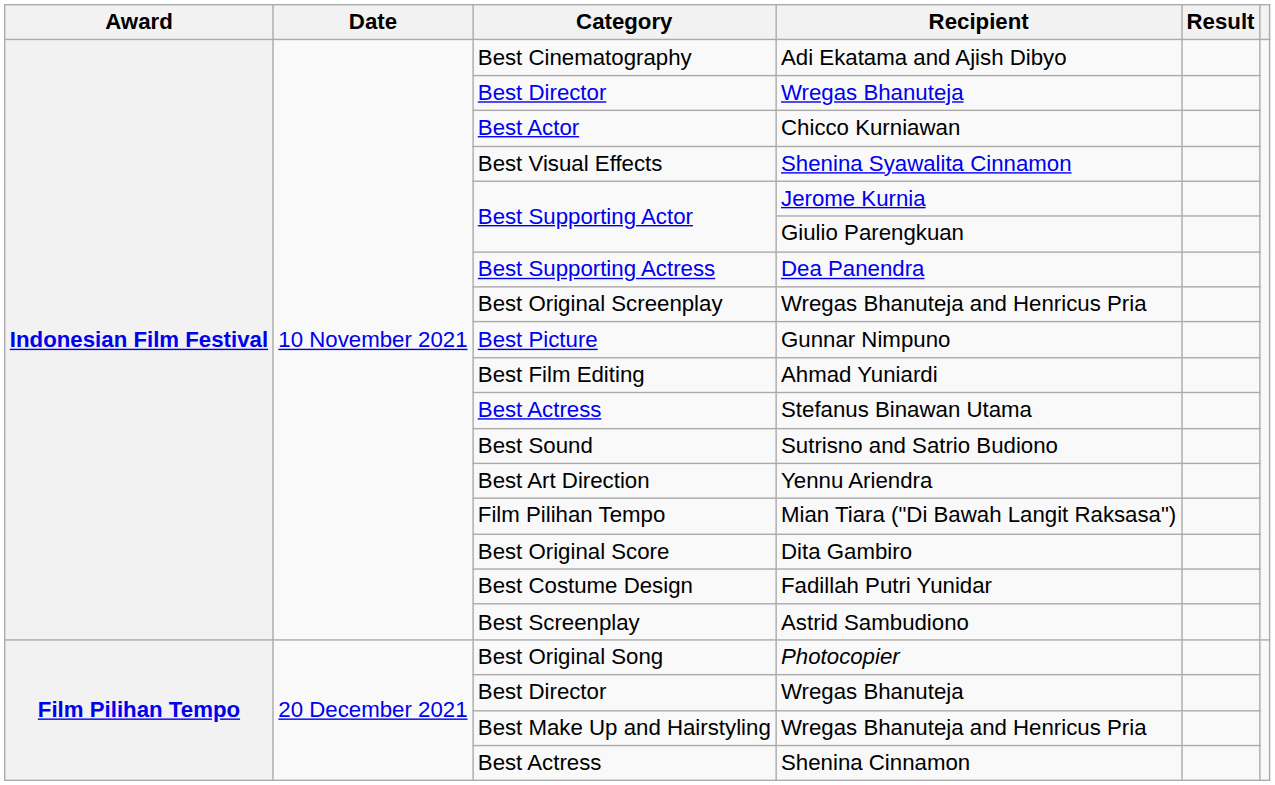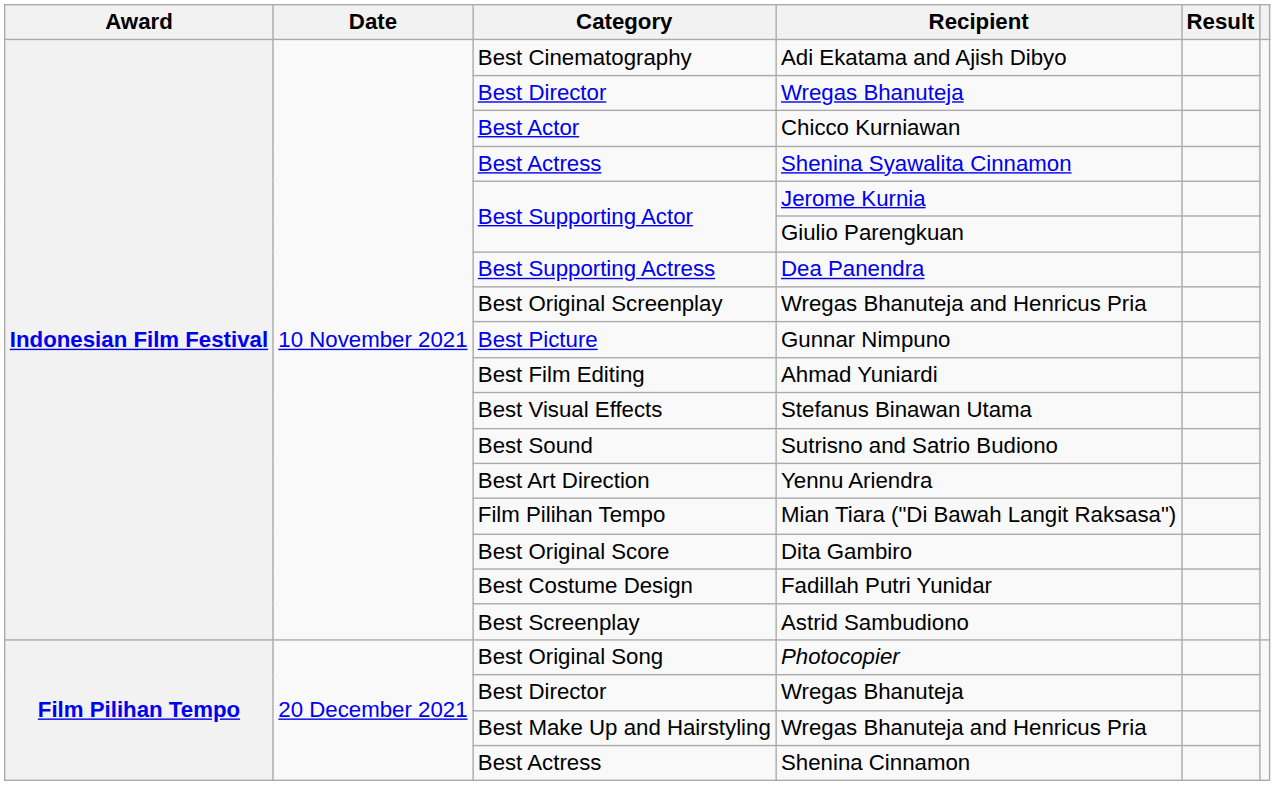(570, 163) Best Visual Effects -> (540, 163) Best Actress
(540, 410) Best Actress -> (570, 410) Best Visual Effects
